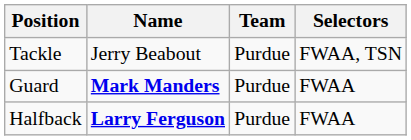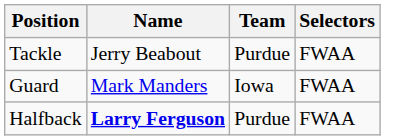(351, 53) FWAA, TSN -> (327, 53) FWAA
(155, 86) bold -> (149, 86) normal
(262, 86) Purdue -> (254, 86) Iowa
